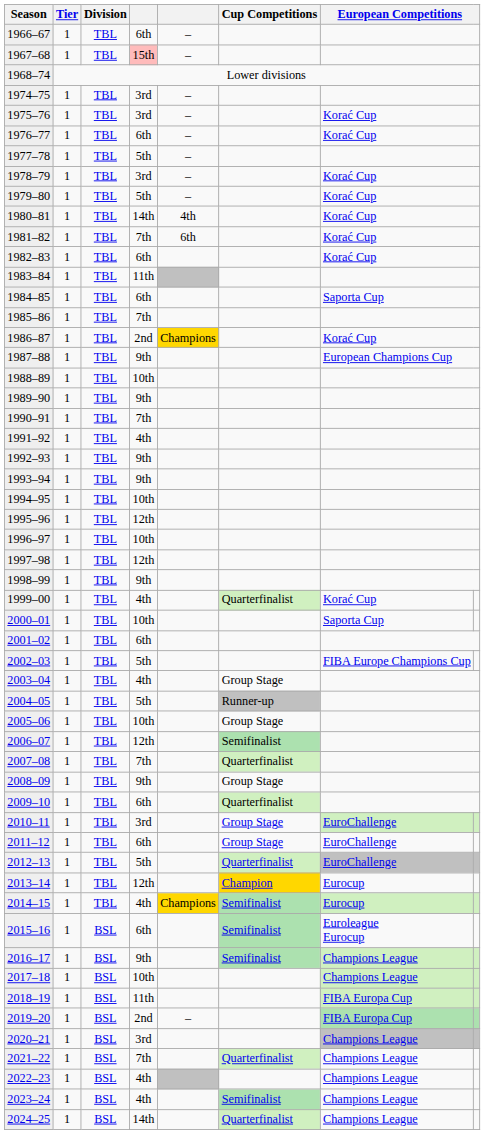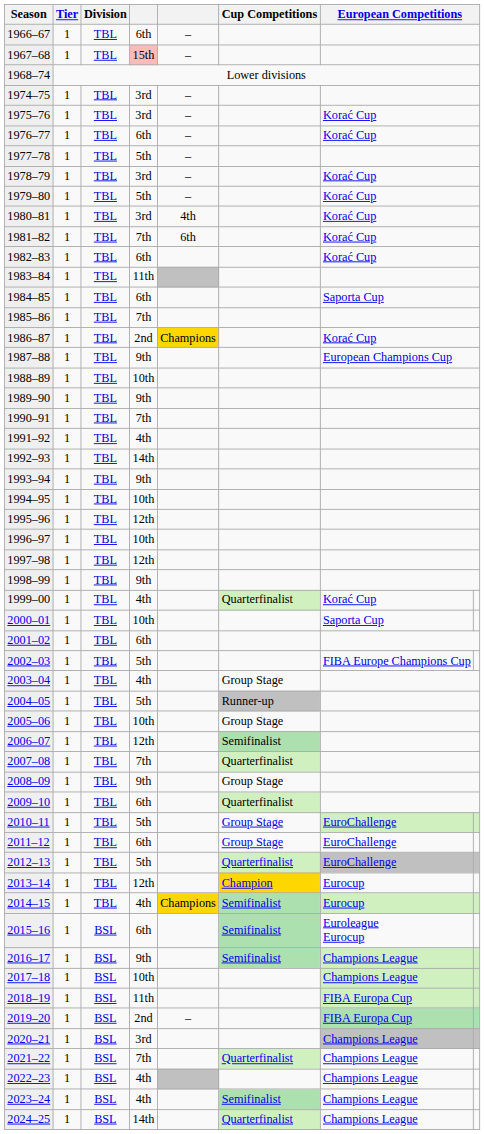(143, 216) 14th -> (143, 216) 3rd
(143, 458) 9th -> (143, 458) 14th
(143, 821) 3rd -> (143, 821) 5th
